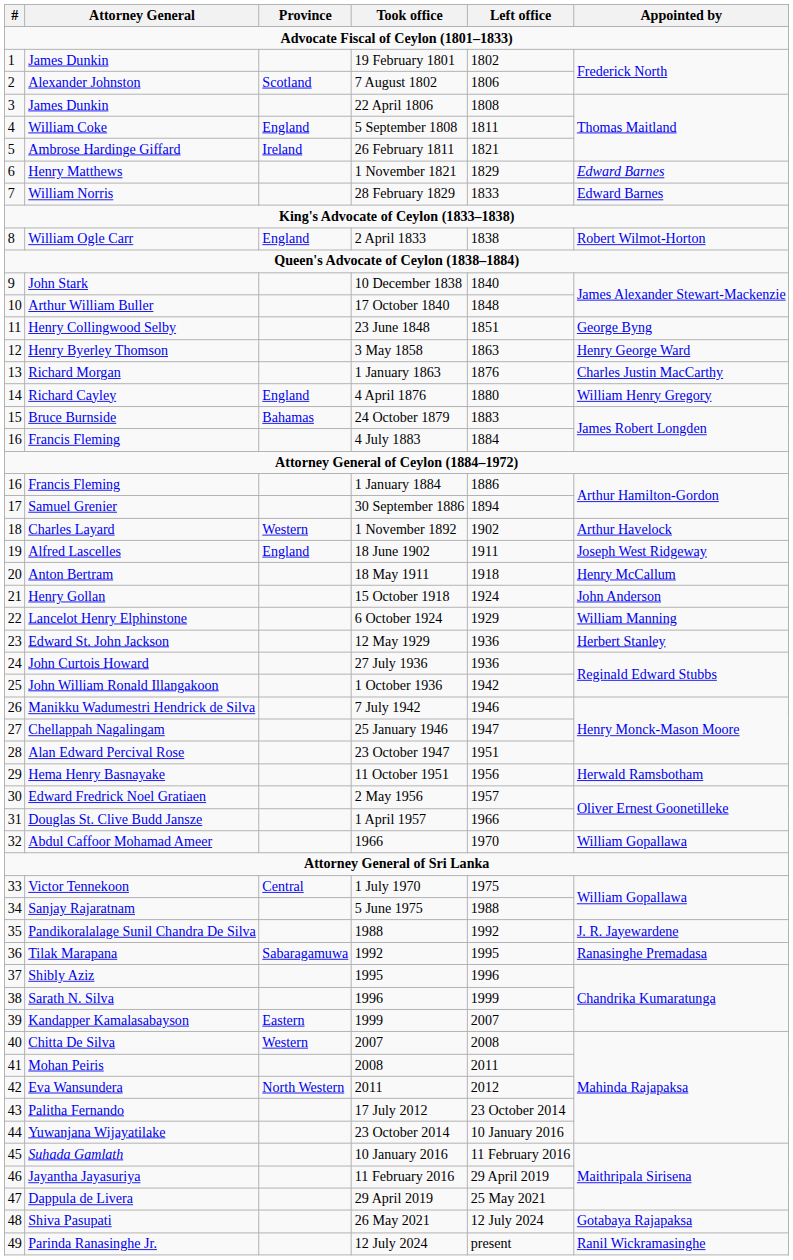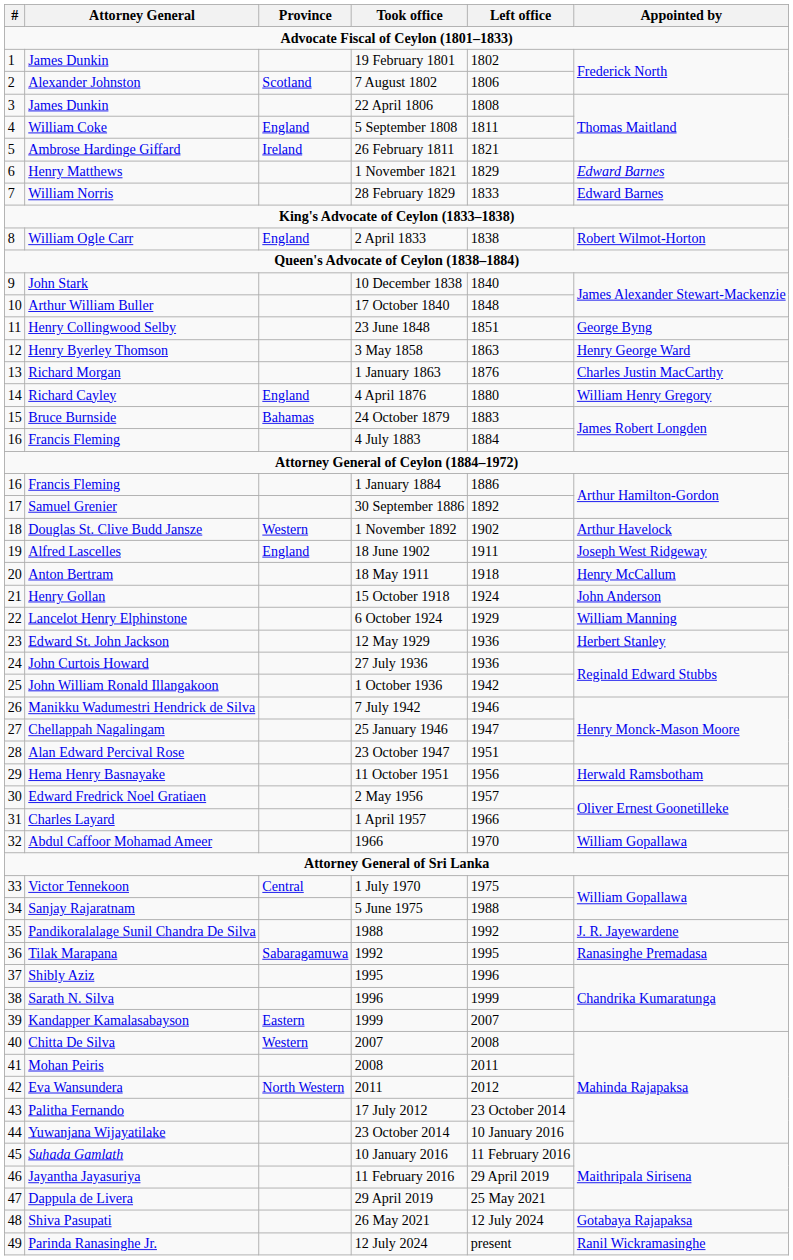(485, 506) 1894 -> (485, 506) 1892
(71, 529) Charles Layard -> (115, 529) Douglas St. Clive Budd Jansze
(115, 819) Douglas St. Clive Budd Jansze -> (71, 819) Charles Layard
